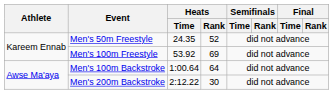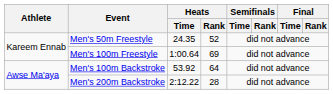(184, 54) 53.92 -> (184, 54) 1:00.64
(184, 68) 1:00.64 -> (184, 68) 53.92
(214, 82) 30 -> (214, 82) 28
